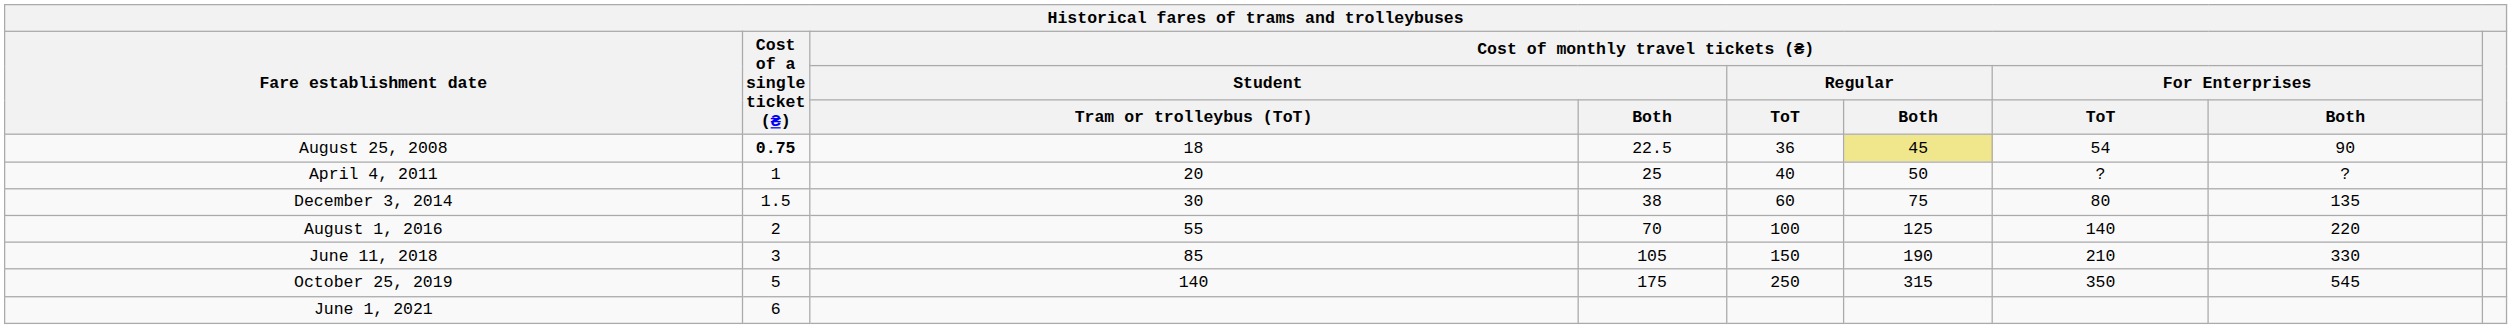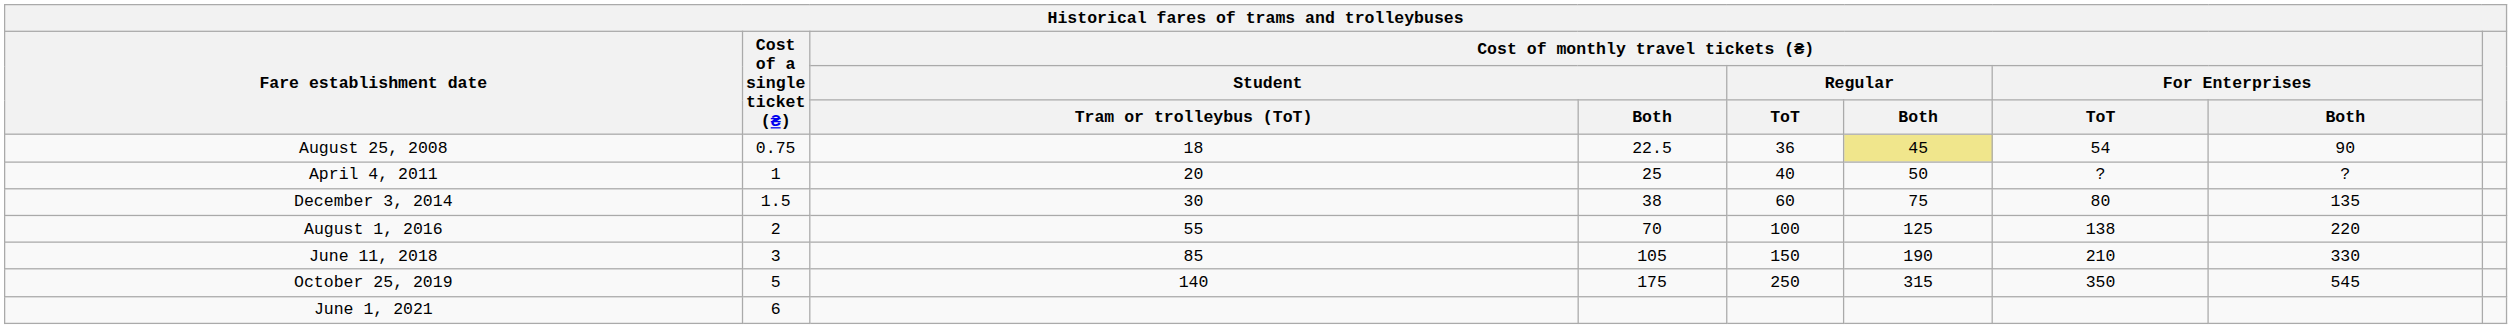(776, 148) bold -> (776, 148) normal
(2101, 229) 140 -> (2101, 229) 138
